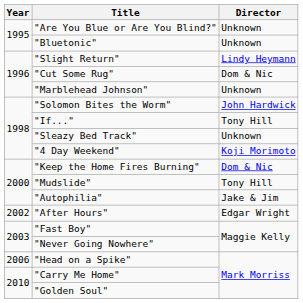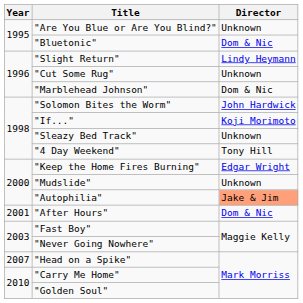(241, 43) Unknown -> (247, 43) Dom & Nic
(247, 74) Dom & Nic -> (241, 74) Unknown
(241, 89) Unknown -> (247, 89) Dom & Nic
(247, 120) Tony Hill -> (258, 120) Koji Morimoto
(258, 151) Koji Morimoto -> (247, 151) Tony Hill
(247, 167) Dom & Nic -> (256, 167) Edgar Wright
(247, 182) Tony Hill -> (241, 182) Unknown
(250, 198) no background -> (250, 198) lightsalmon background
(18, 213) 2002 -> (18, 213) 2001
(256, 213) Edgar Wright -> (247, 213) Dom & Nic
(18, 260) 2006 -> (18, 260) 2007
